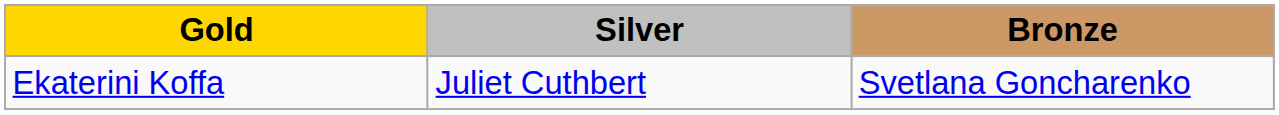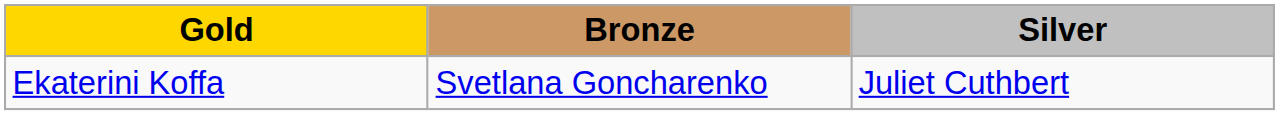columns swapped: (640, 30) <-> (1063, 30)
